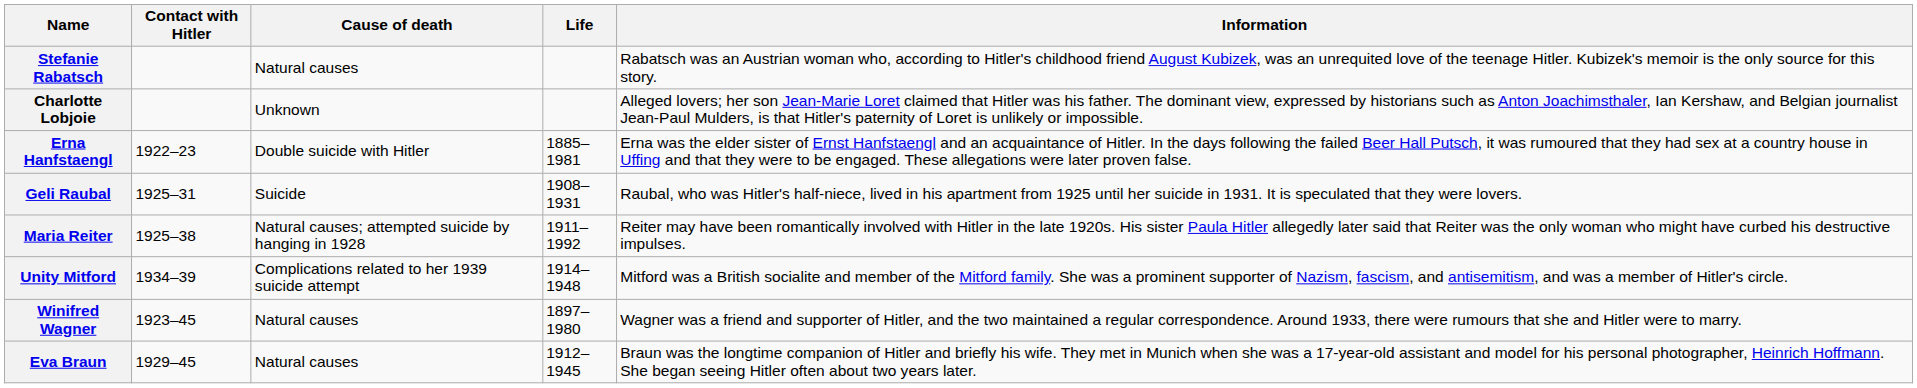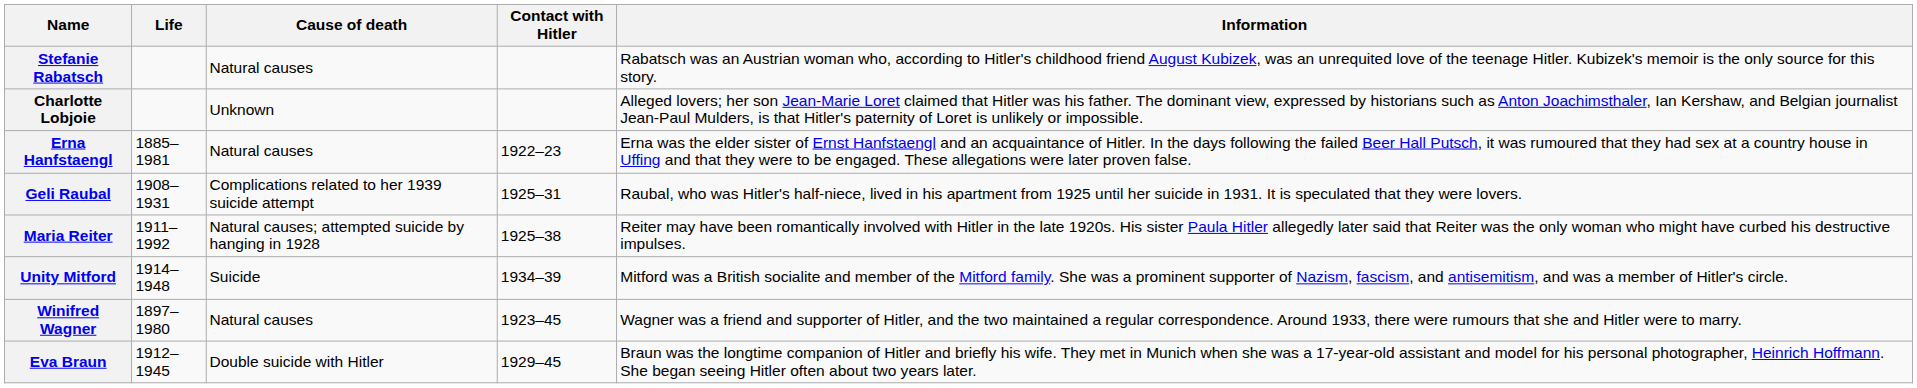columns swapped: (580, 25) <-> (192, 25)
(342, 151) Double suicide with Hitler -> (261, 151) Natural causes
(280, 193) Suicide -> (326, 193) Complications related to her 1939 suicide attempt
(371, 277) Complications related to her 1939 suicide attempt -> (235, 277) Suicide
(307, 362) Natural causes -> (297, 362) Double suicide with Hitler
